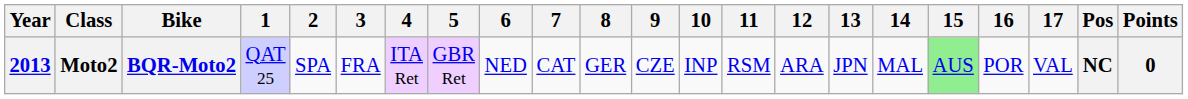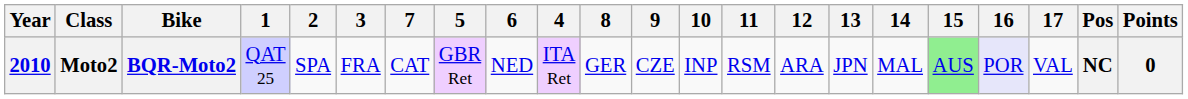columns swapped: (407, 20) <-> (556, 20)
(30, 65) 2013 -> (30, 65) 2010
(1003, 65) no background -> (1003, 65) lavender background
